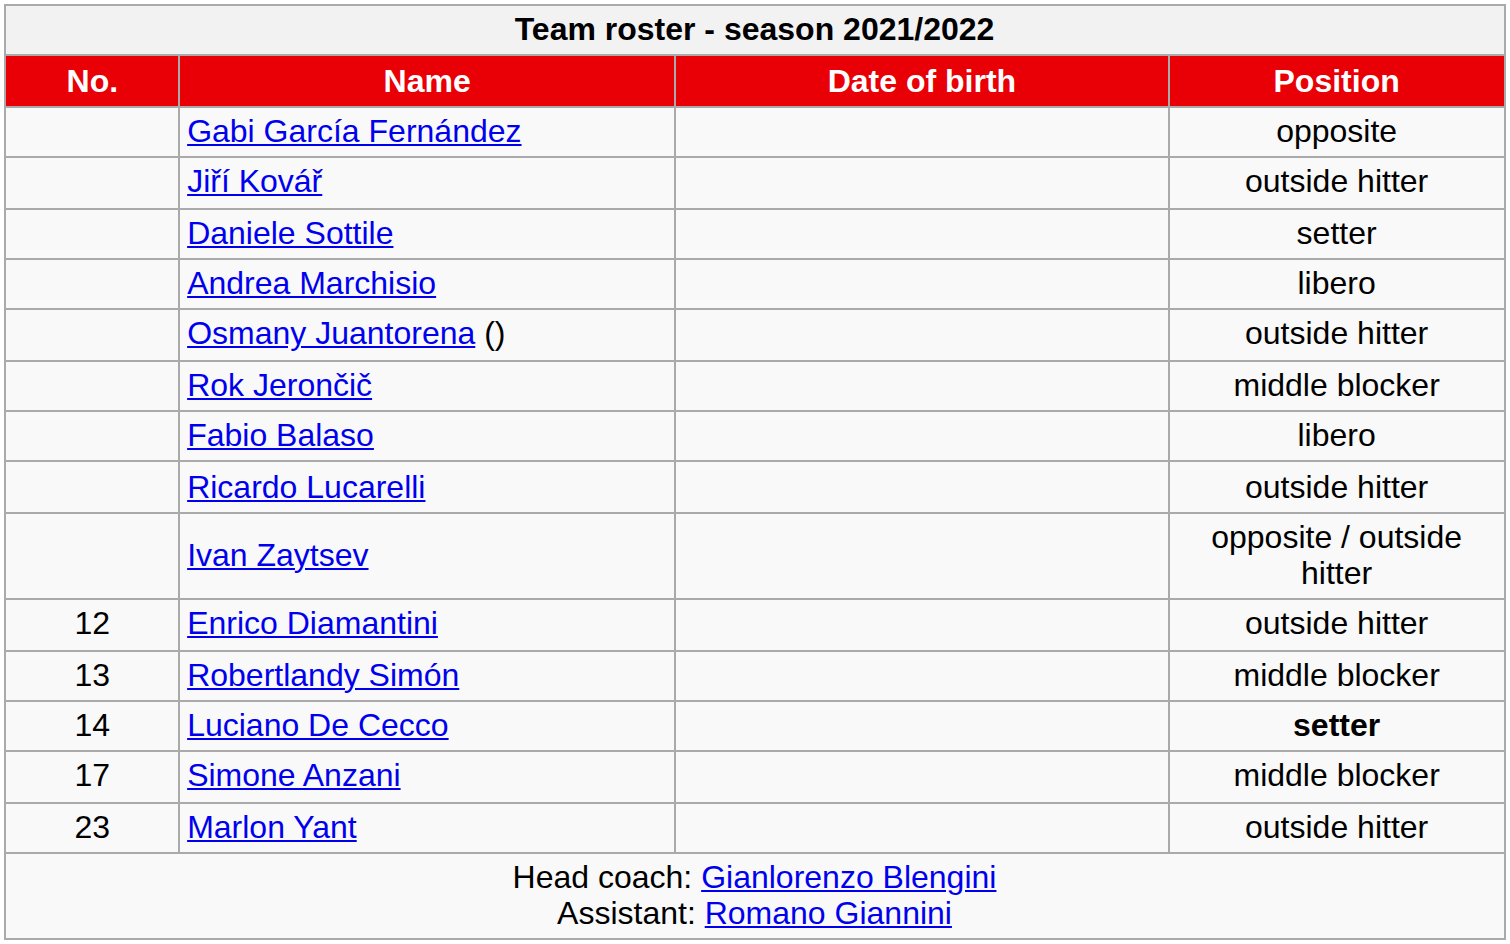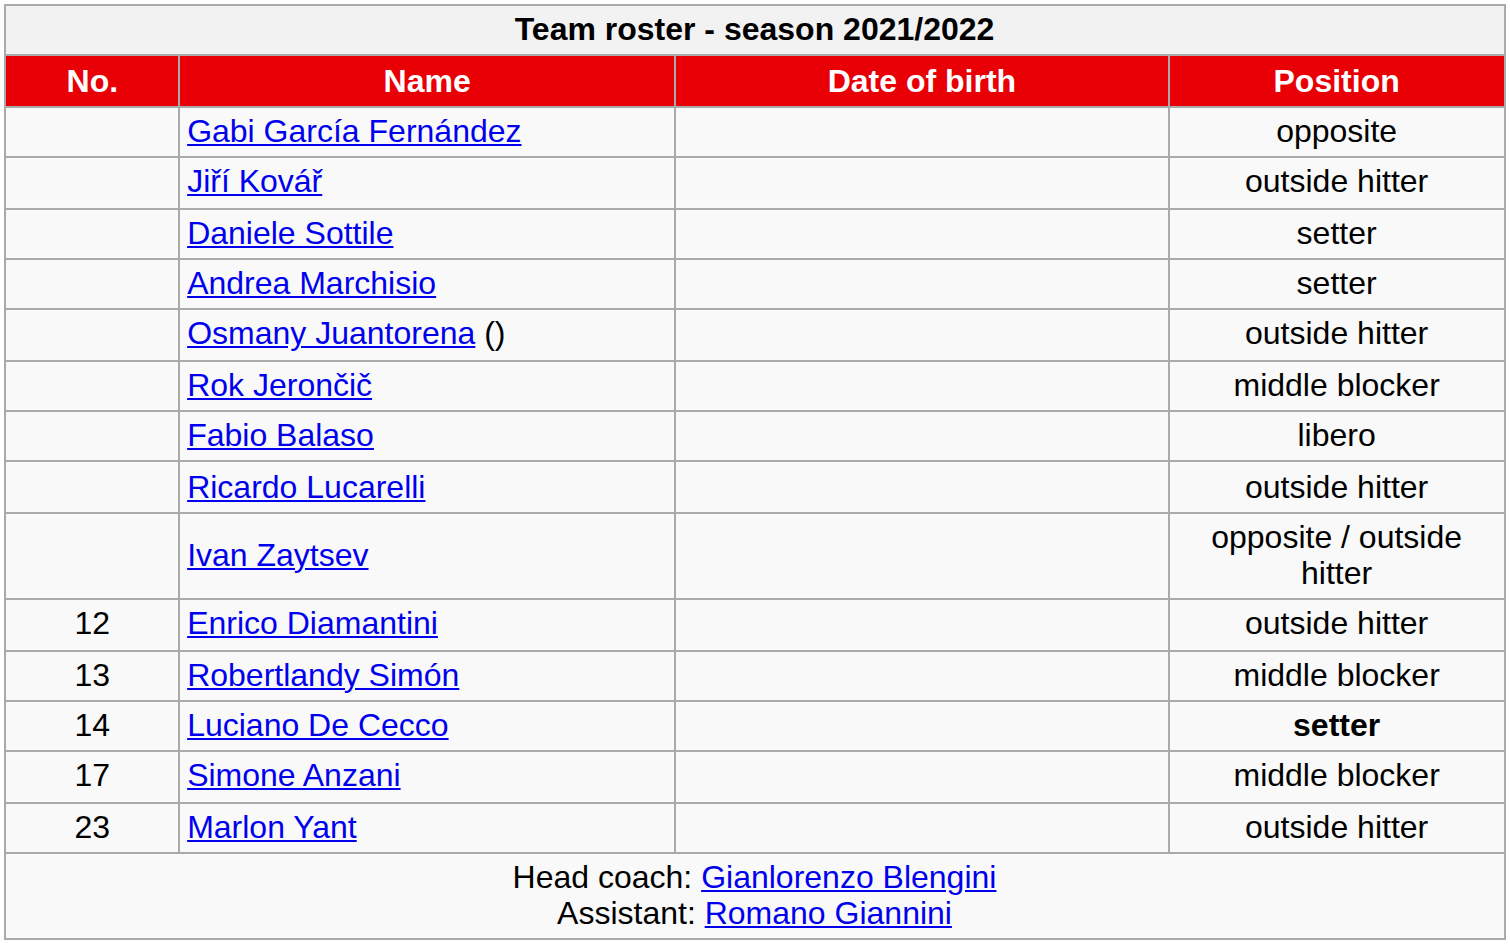(1337, 283) libero -> (1337, 283) setter
